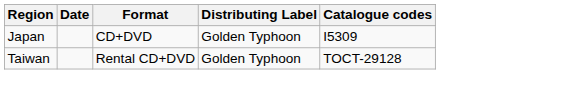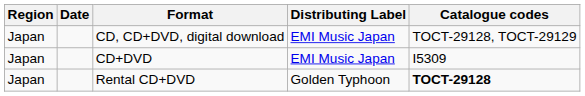+ row: (190, 36)
(251, 36) Golden Typhoon -> (343, 58) EMI Music Japan
(29, 58) Taiwan -> (26, 79) Japan
(362, 58) normal -> (452, 79) bold
